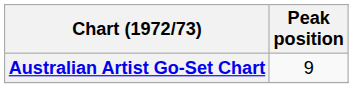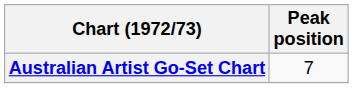(309, 67) 9 -> (309, 67) 7
